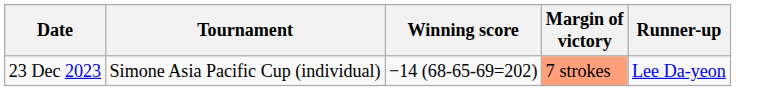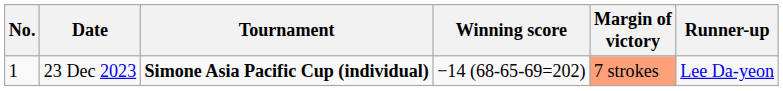+ column: (22, 30)
(245, 70) normal -> (287, 70) bold
